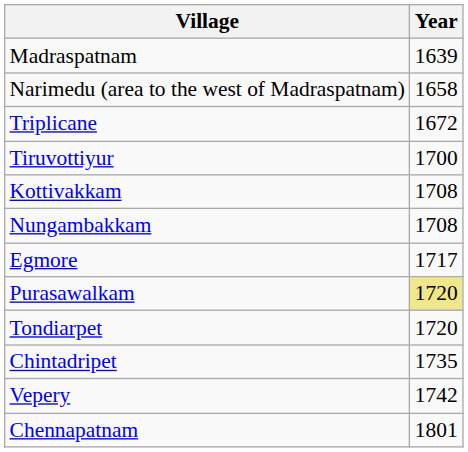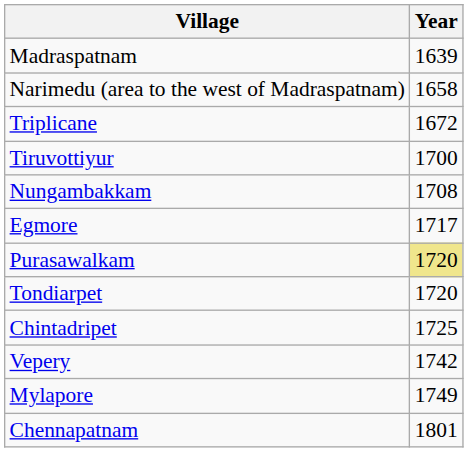- row: (66, 191)
(436, 361) 1735 -> (436, 327) 1725
+ row: (51, 395)
